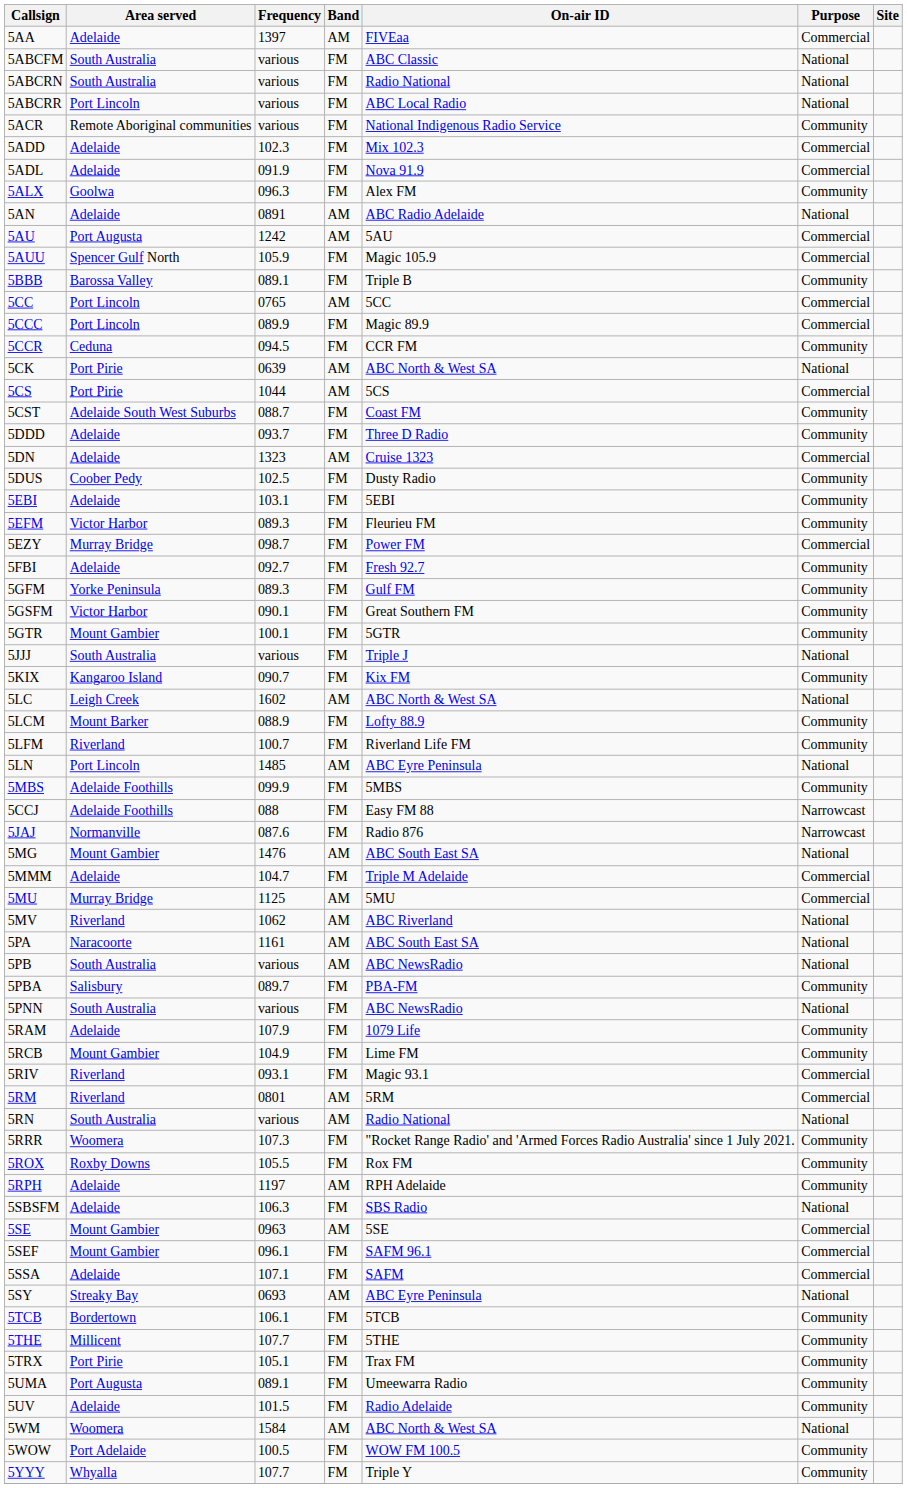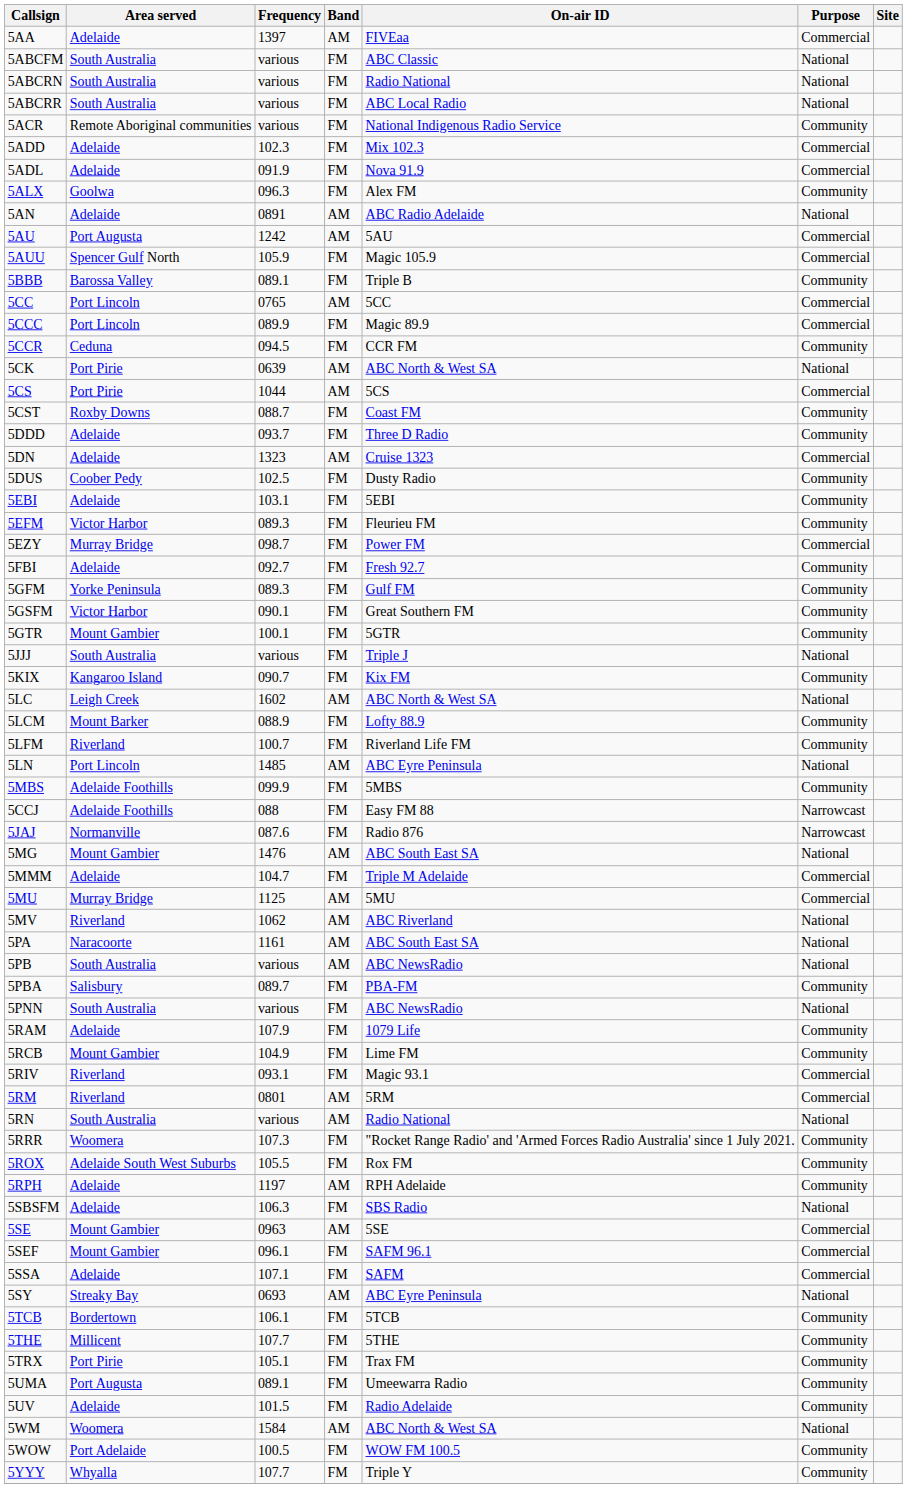(105, 103) Port Lincoln -> (113, 103) South Australia
(153, 412) Adelaide South West Suburbs -> (110, 412) Roxby Downs
(110, 1163) Roxby Downs -> (153, 1163) Adelaide South West Suburbs
